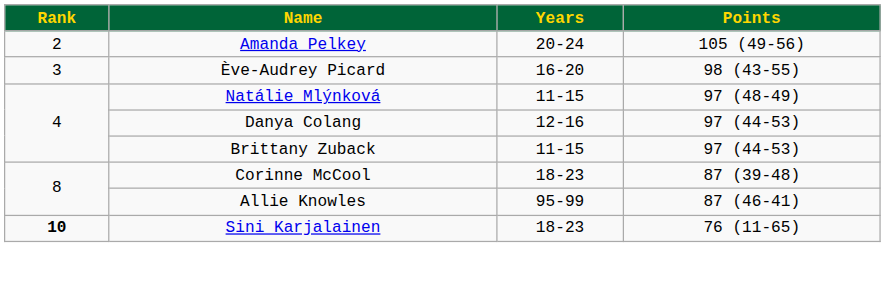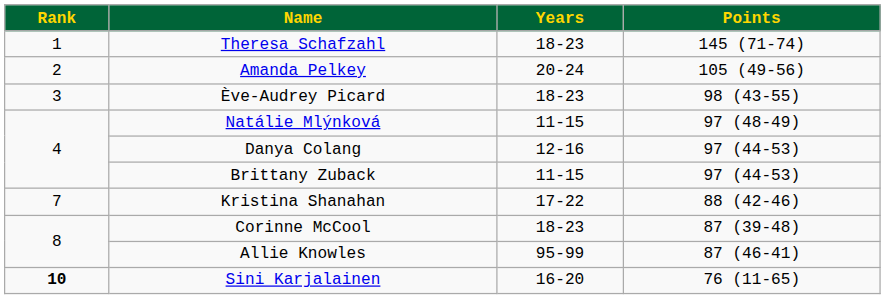+ row: (303, 44)
(560, 70) 16-20 -> (560, 97) 18-23
+ row: (303, 202)
(560, 228) 18-23 -> (560, 280) 16-20
